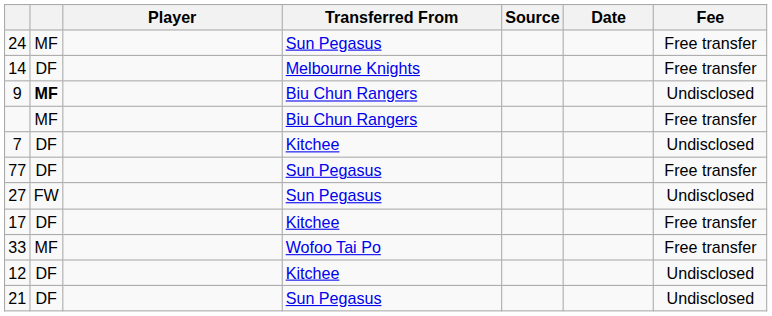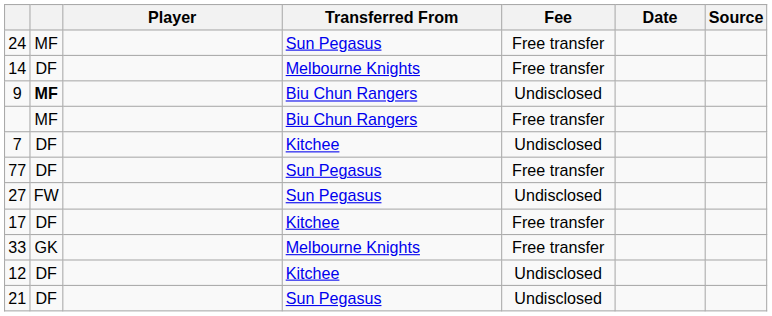columns swapped: (710, 17) <-> (532, 17)
(46, 247) MF -> (46, 247) GK
(333, 247) Wofoo Tai Po -> (353, 247) Melbourne Knights
